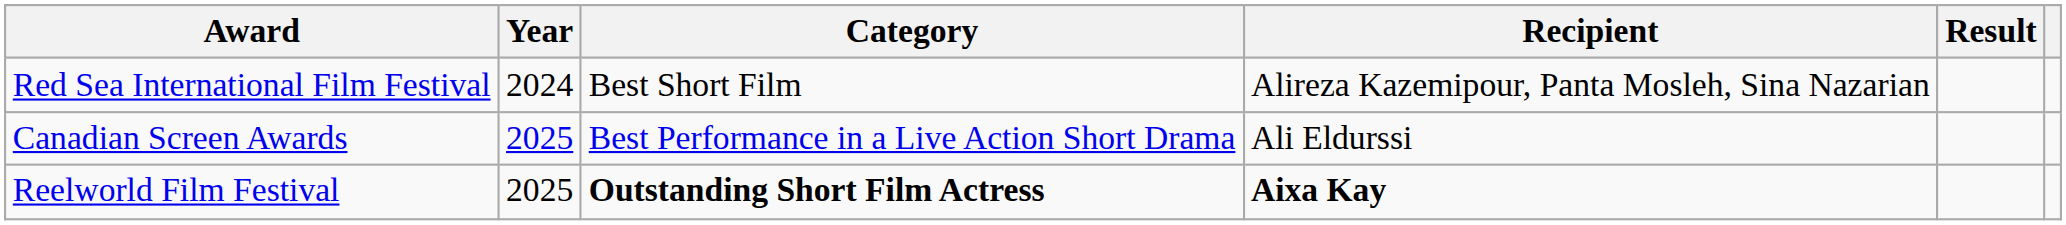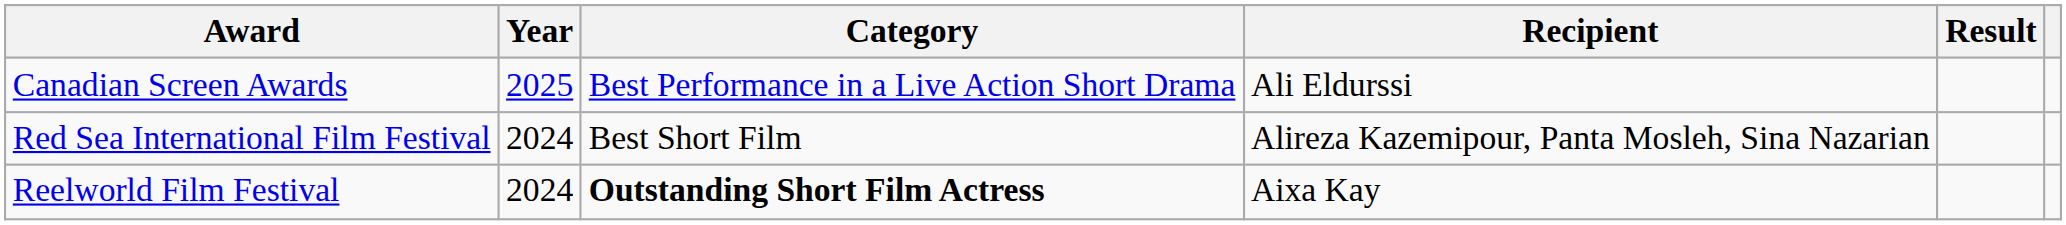rows swapped: (180, 137) <-> (252, 84)
(540, 191) 2025 -> (540, 191) 2024
(1319, 191) bold -> (1316, 191) normal
